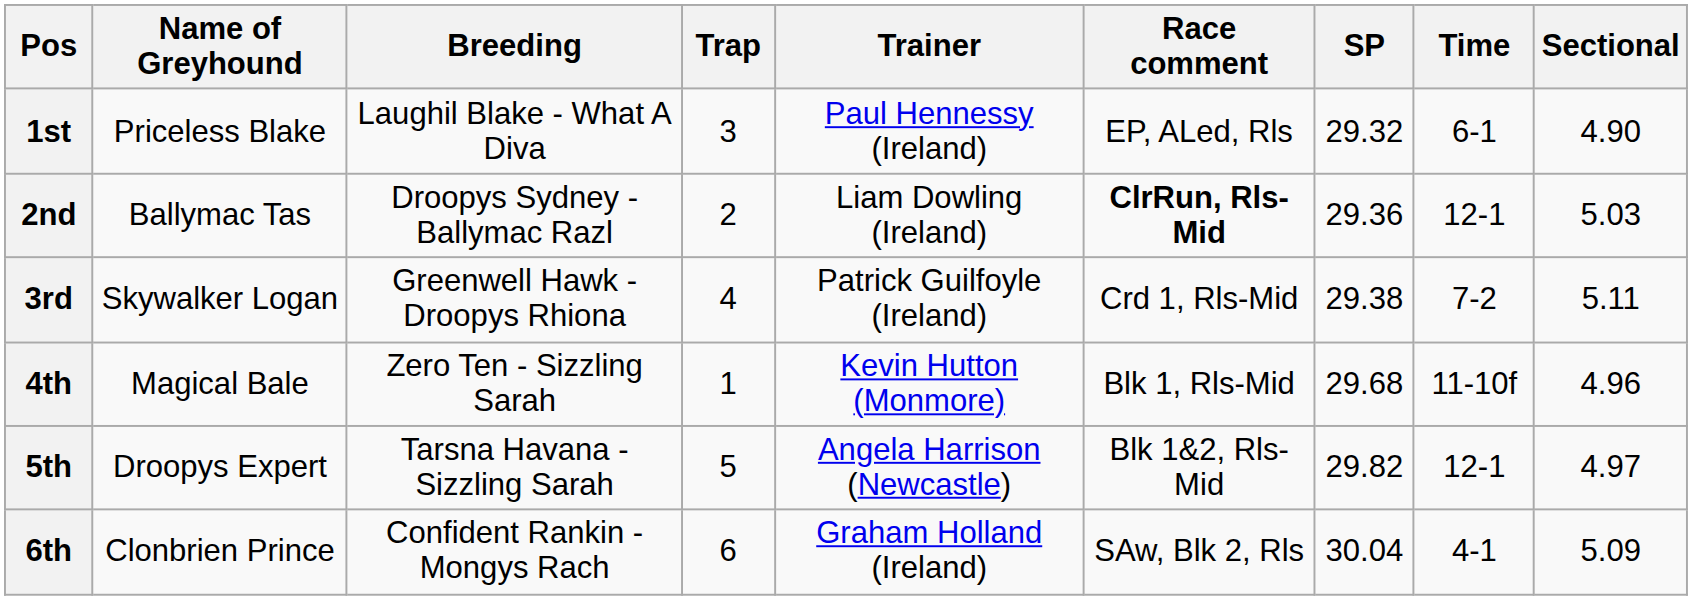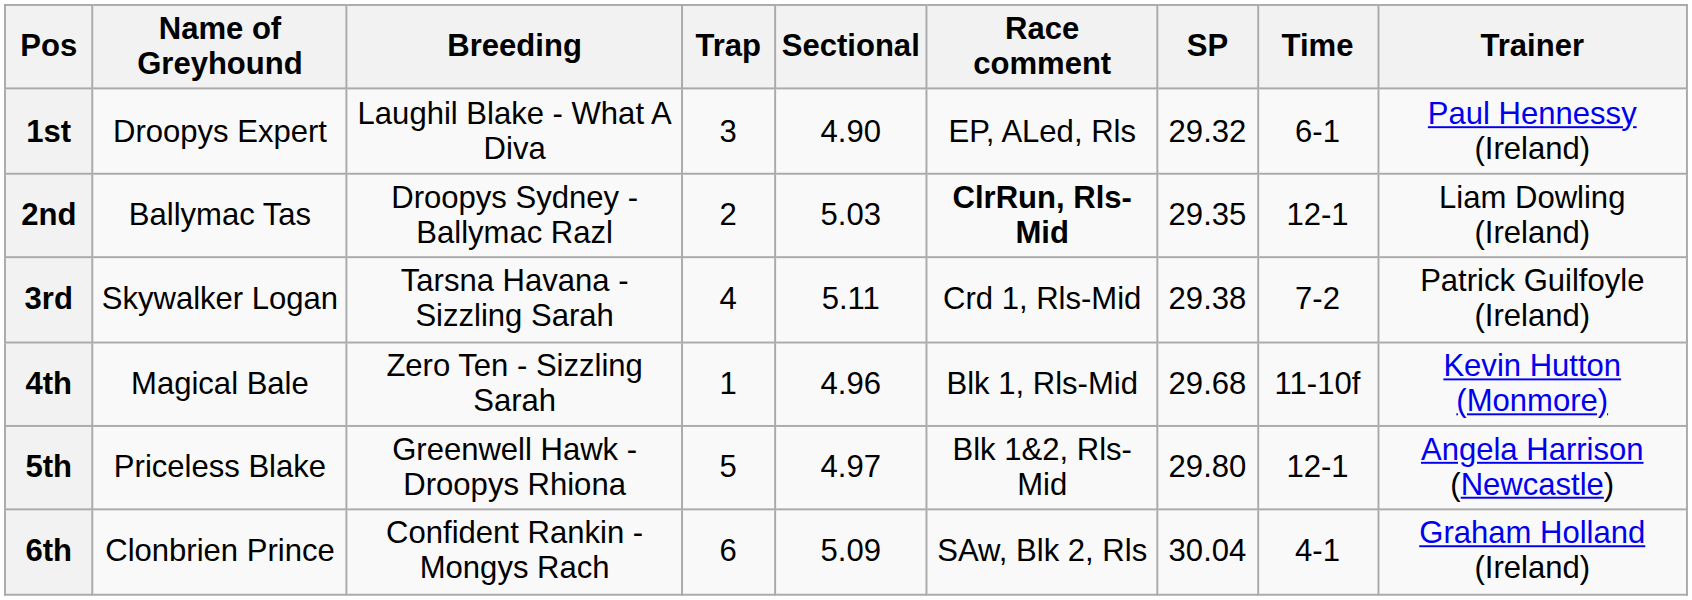columns swapped: (1611, 46) <-> (929, 46)
(220, 130) Priceless Blake -> (220, 130) Droopys Expert
(1364, 214) 29.36 -> (1207, 214) 29.35
(515, 299) Greenwell Hawk - Droopys Rhiona -> (515, 299) Tarsna Havana - Sizzling Sarah
(220, 467) Droopys Expert -> (220, 467) Priceless Blake
(515, 467) Tarsna Havana - Sizzling Sarah -> (515, 467) Greenwell Hawk - Droopys Rhiona
(1364, 467) 29.82 -> (1207, 467) 29.80
